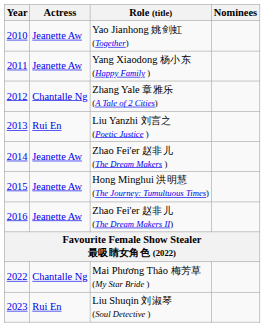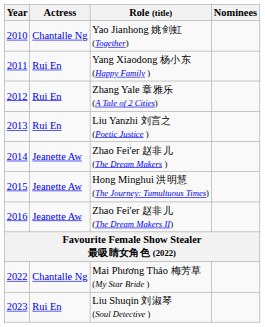(57, 36) Jeanette Aw -> (60, 36) Chantalle Ng
(57, 66) Jeanette Aw -> (47, 66) Rui En
(60, 96) Chantalle Ng -> (47, 96) Rui En
